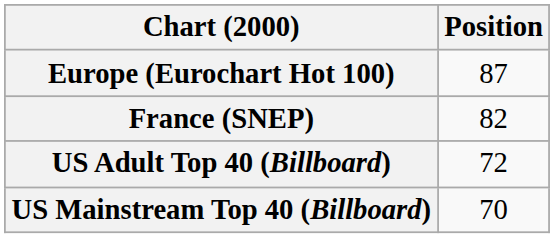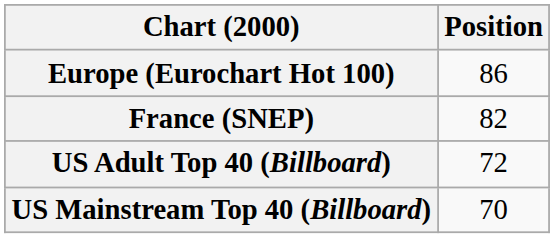(494, 72) 87 -> (494, 72) 86
